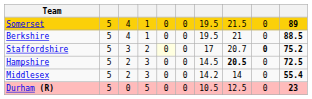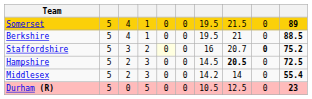(209, 50) 17 -> (209, 50) 16
